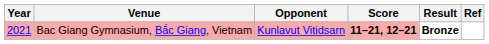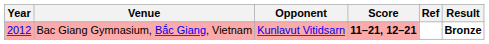columns swapped: (440, 13) <-> (473, 13)
(19, 31) 2021 -> (19, 31) 2012
